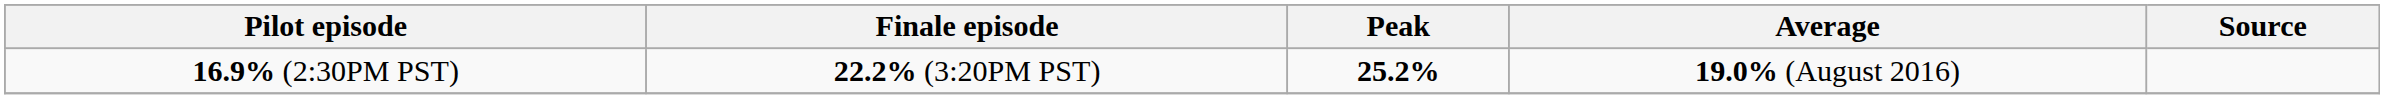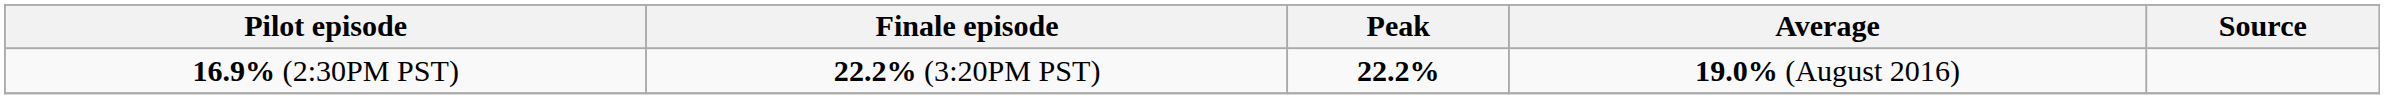(1398, 70) 25.2% -> (1398, 70) 22.2%
